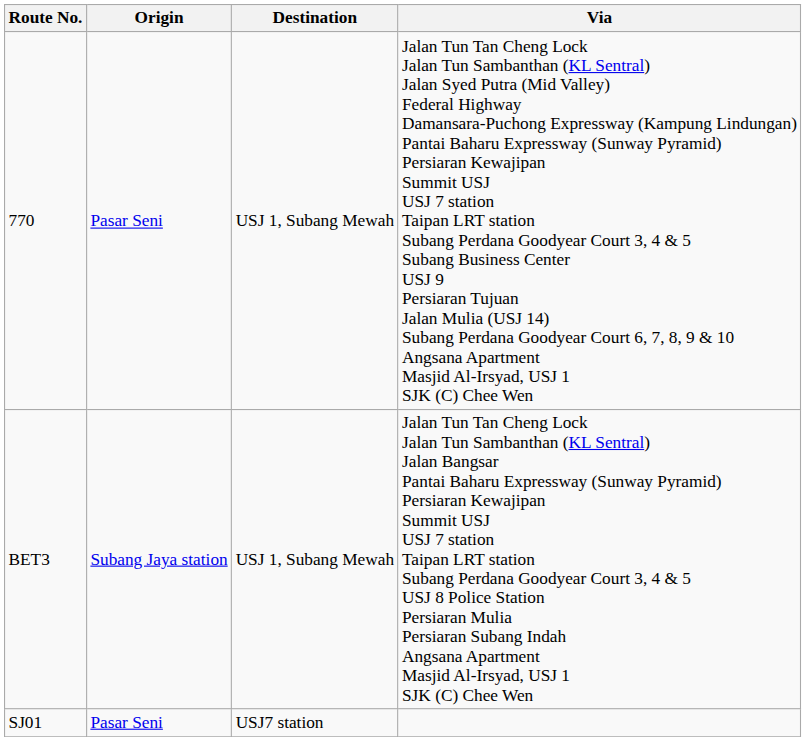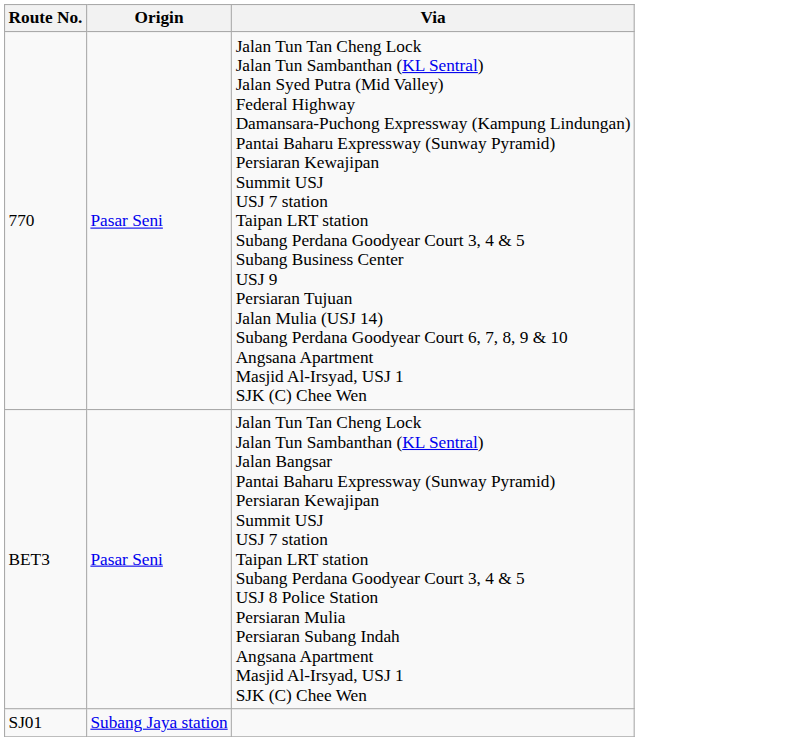- column: (315, 18)
(159, 559) Subang Jaya station -> (127, 559) Pasar Seni
(127, 722) Pasar Seni -> (159, 722) Subang Jaya station
